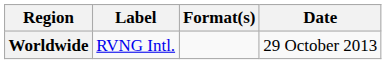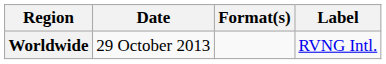columns swapped: (320, 17) <-> (136, 17)
